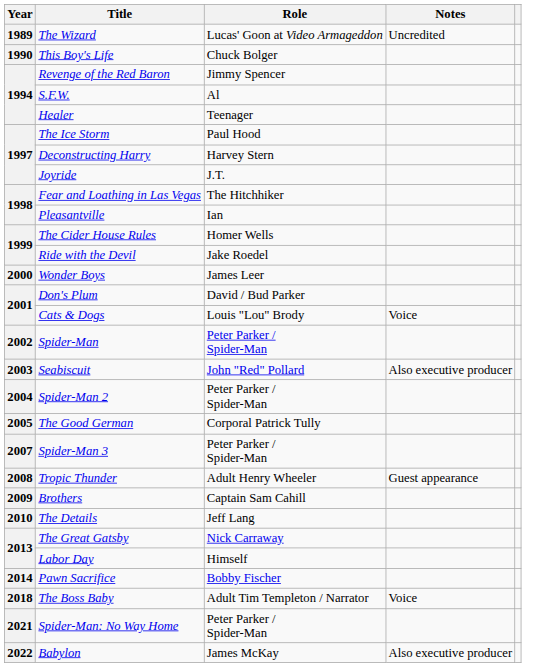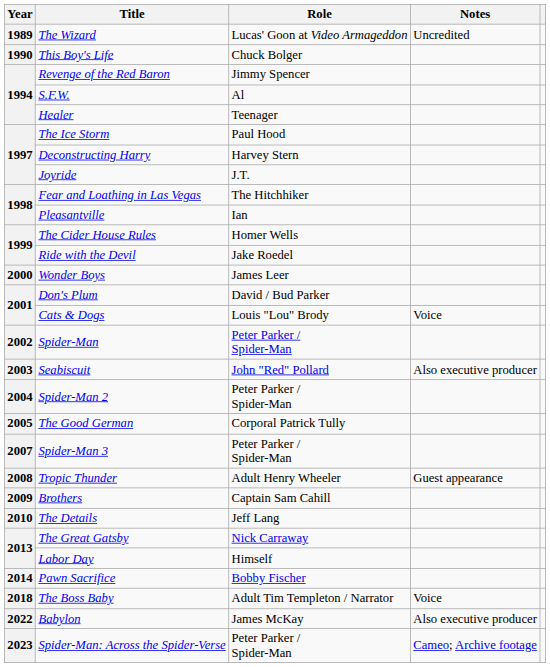- row: (108, 625)
+ row: (132, 645)
